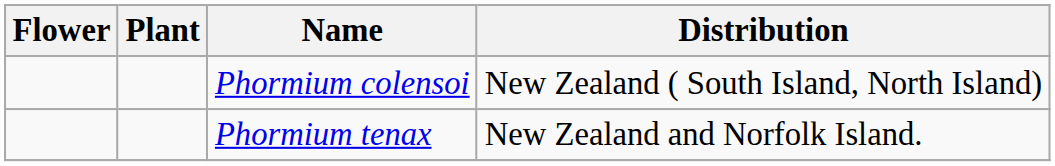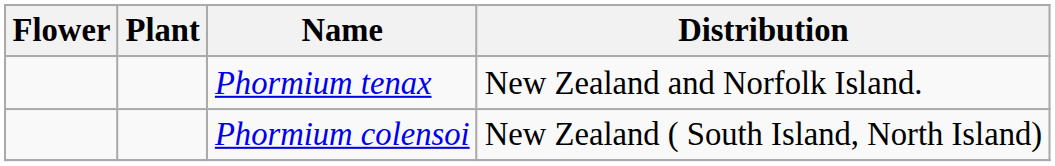rows swapped: (342, 82) <-> (323, 133)
